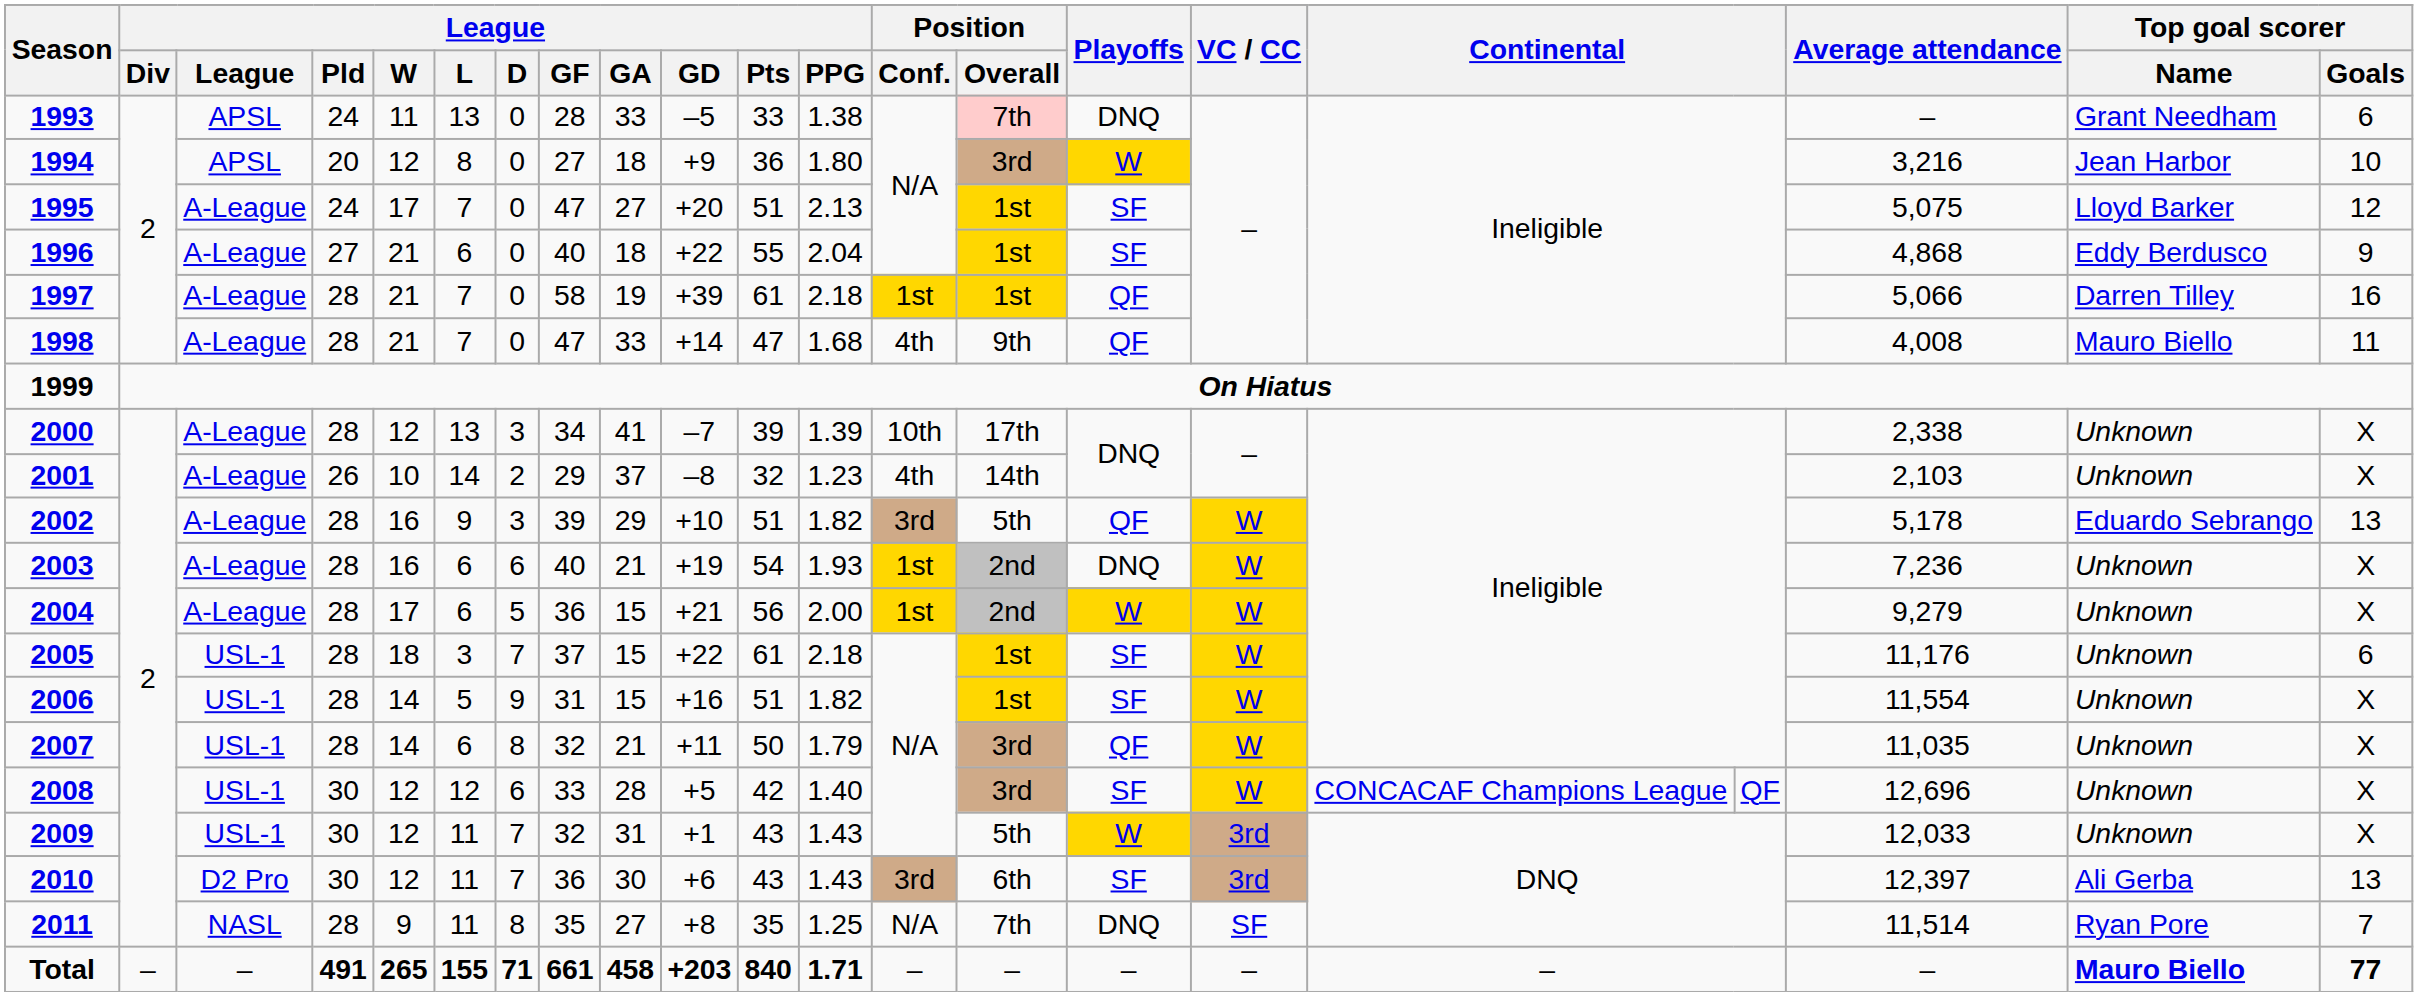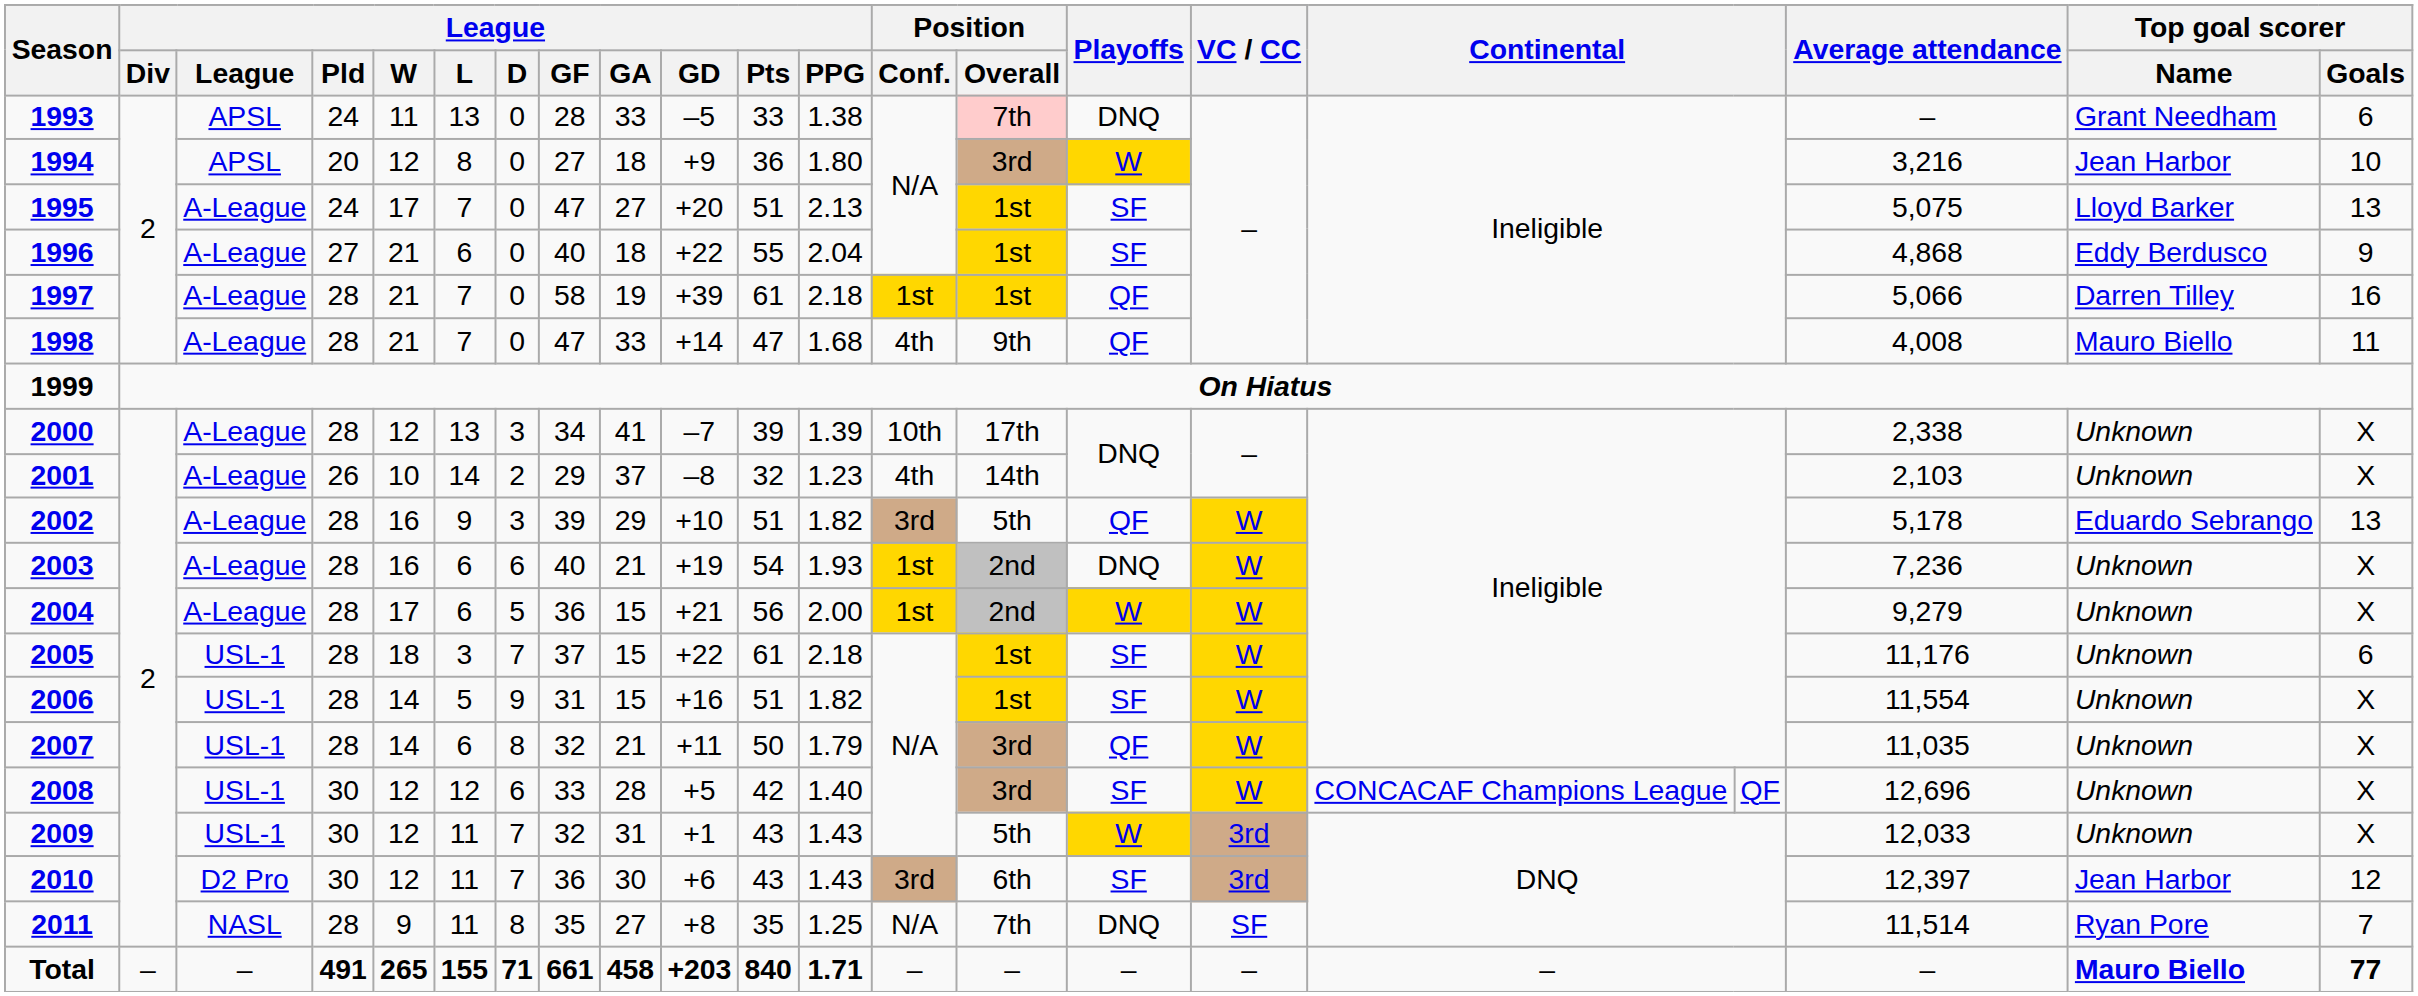(2366, 207) 12 -> (2366, 207) 13
(2134, 879) Ali Gerba -> (2153, 879) Jean Harbor
(2366, 879) 13 -> (2366, 879) 12
